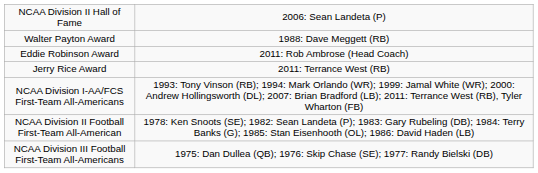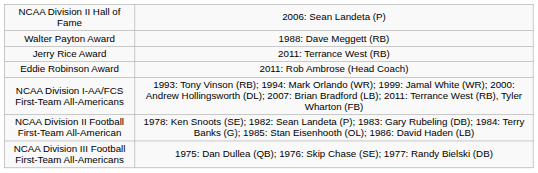rows swapped: (70, 69) <-> (70, 54)
